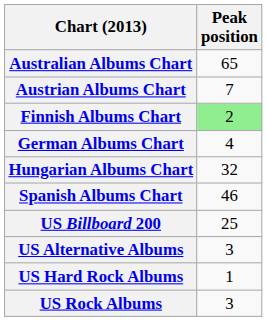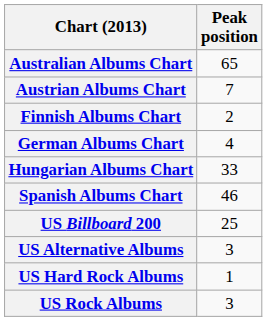(229, 116) lightgreen background -> (229, 116) no background
(229, 169) 32 -> (229, 169) 33
